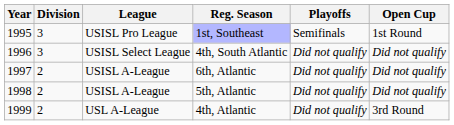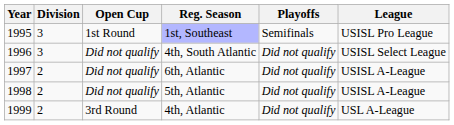columns swapped: (138, 14) <-> (409, 14)
